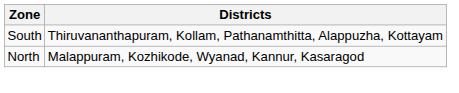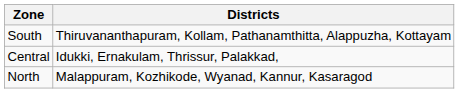+ row: (29, 56)
